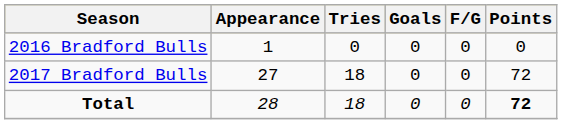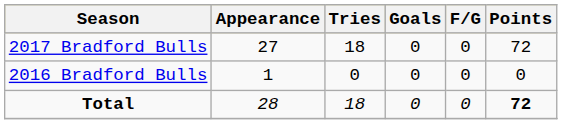rows swapped: (108, 47) <-> (108, 76)
